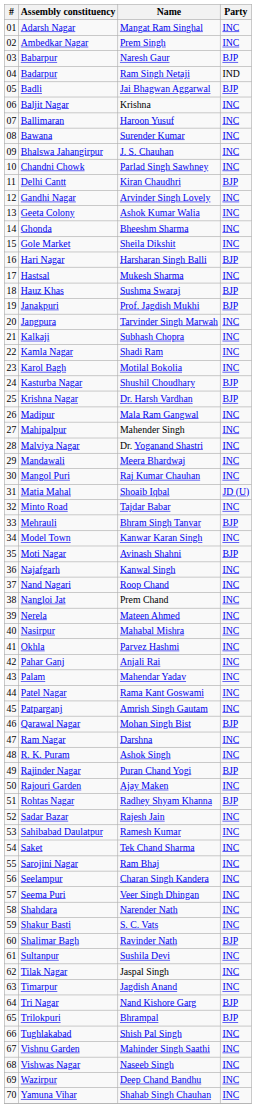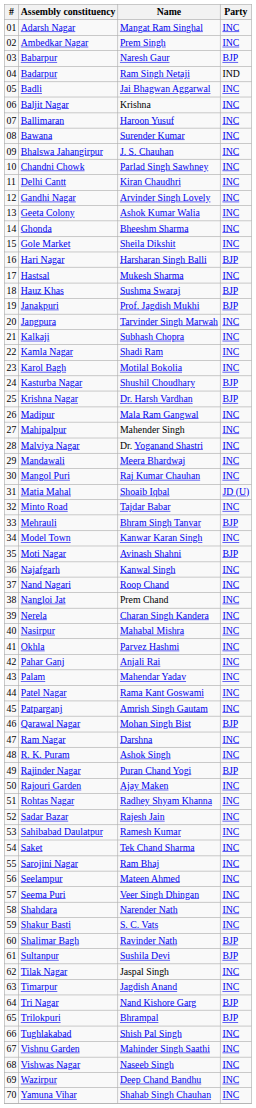(230, 89) BJP -> (231, 89) INC
(230, 182) BJP -> (231, 182) INC
(150, 615) Mateen Ahmed -> (164, 615) Charan Singh Kandera
(230, 801) BJP -> (231, 801) INC
(164, 879) Charan Singh Kandera -> (150, 879) Mateen Ahmed
(231, 956) INC -> (230, 956) BJP
